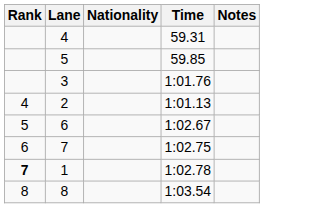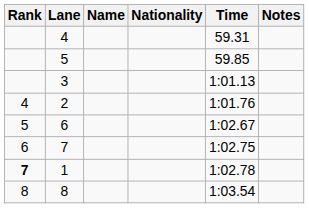+ column: (106, 15)
(188, 81) 1:01.76 -> (232, 81) 1:01.13
(188, 103) 1:01.13 -> (232, 103) 1:01.76
